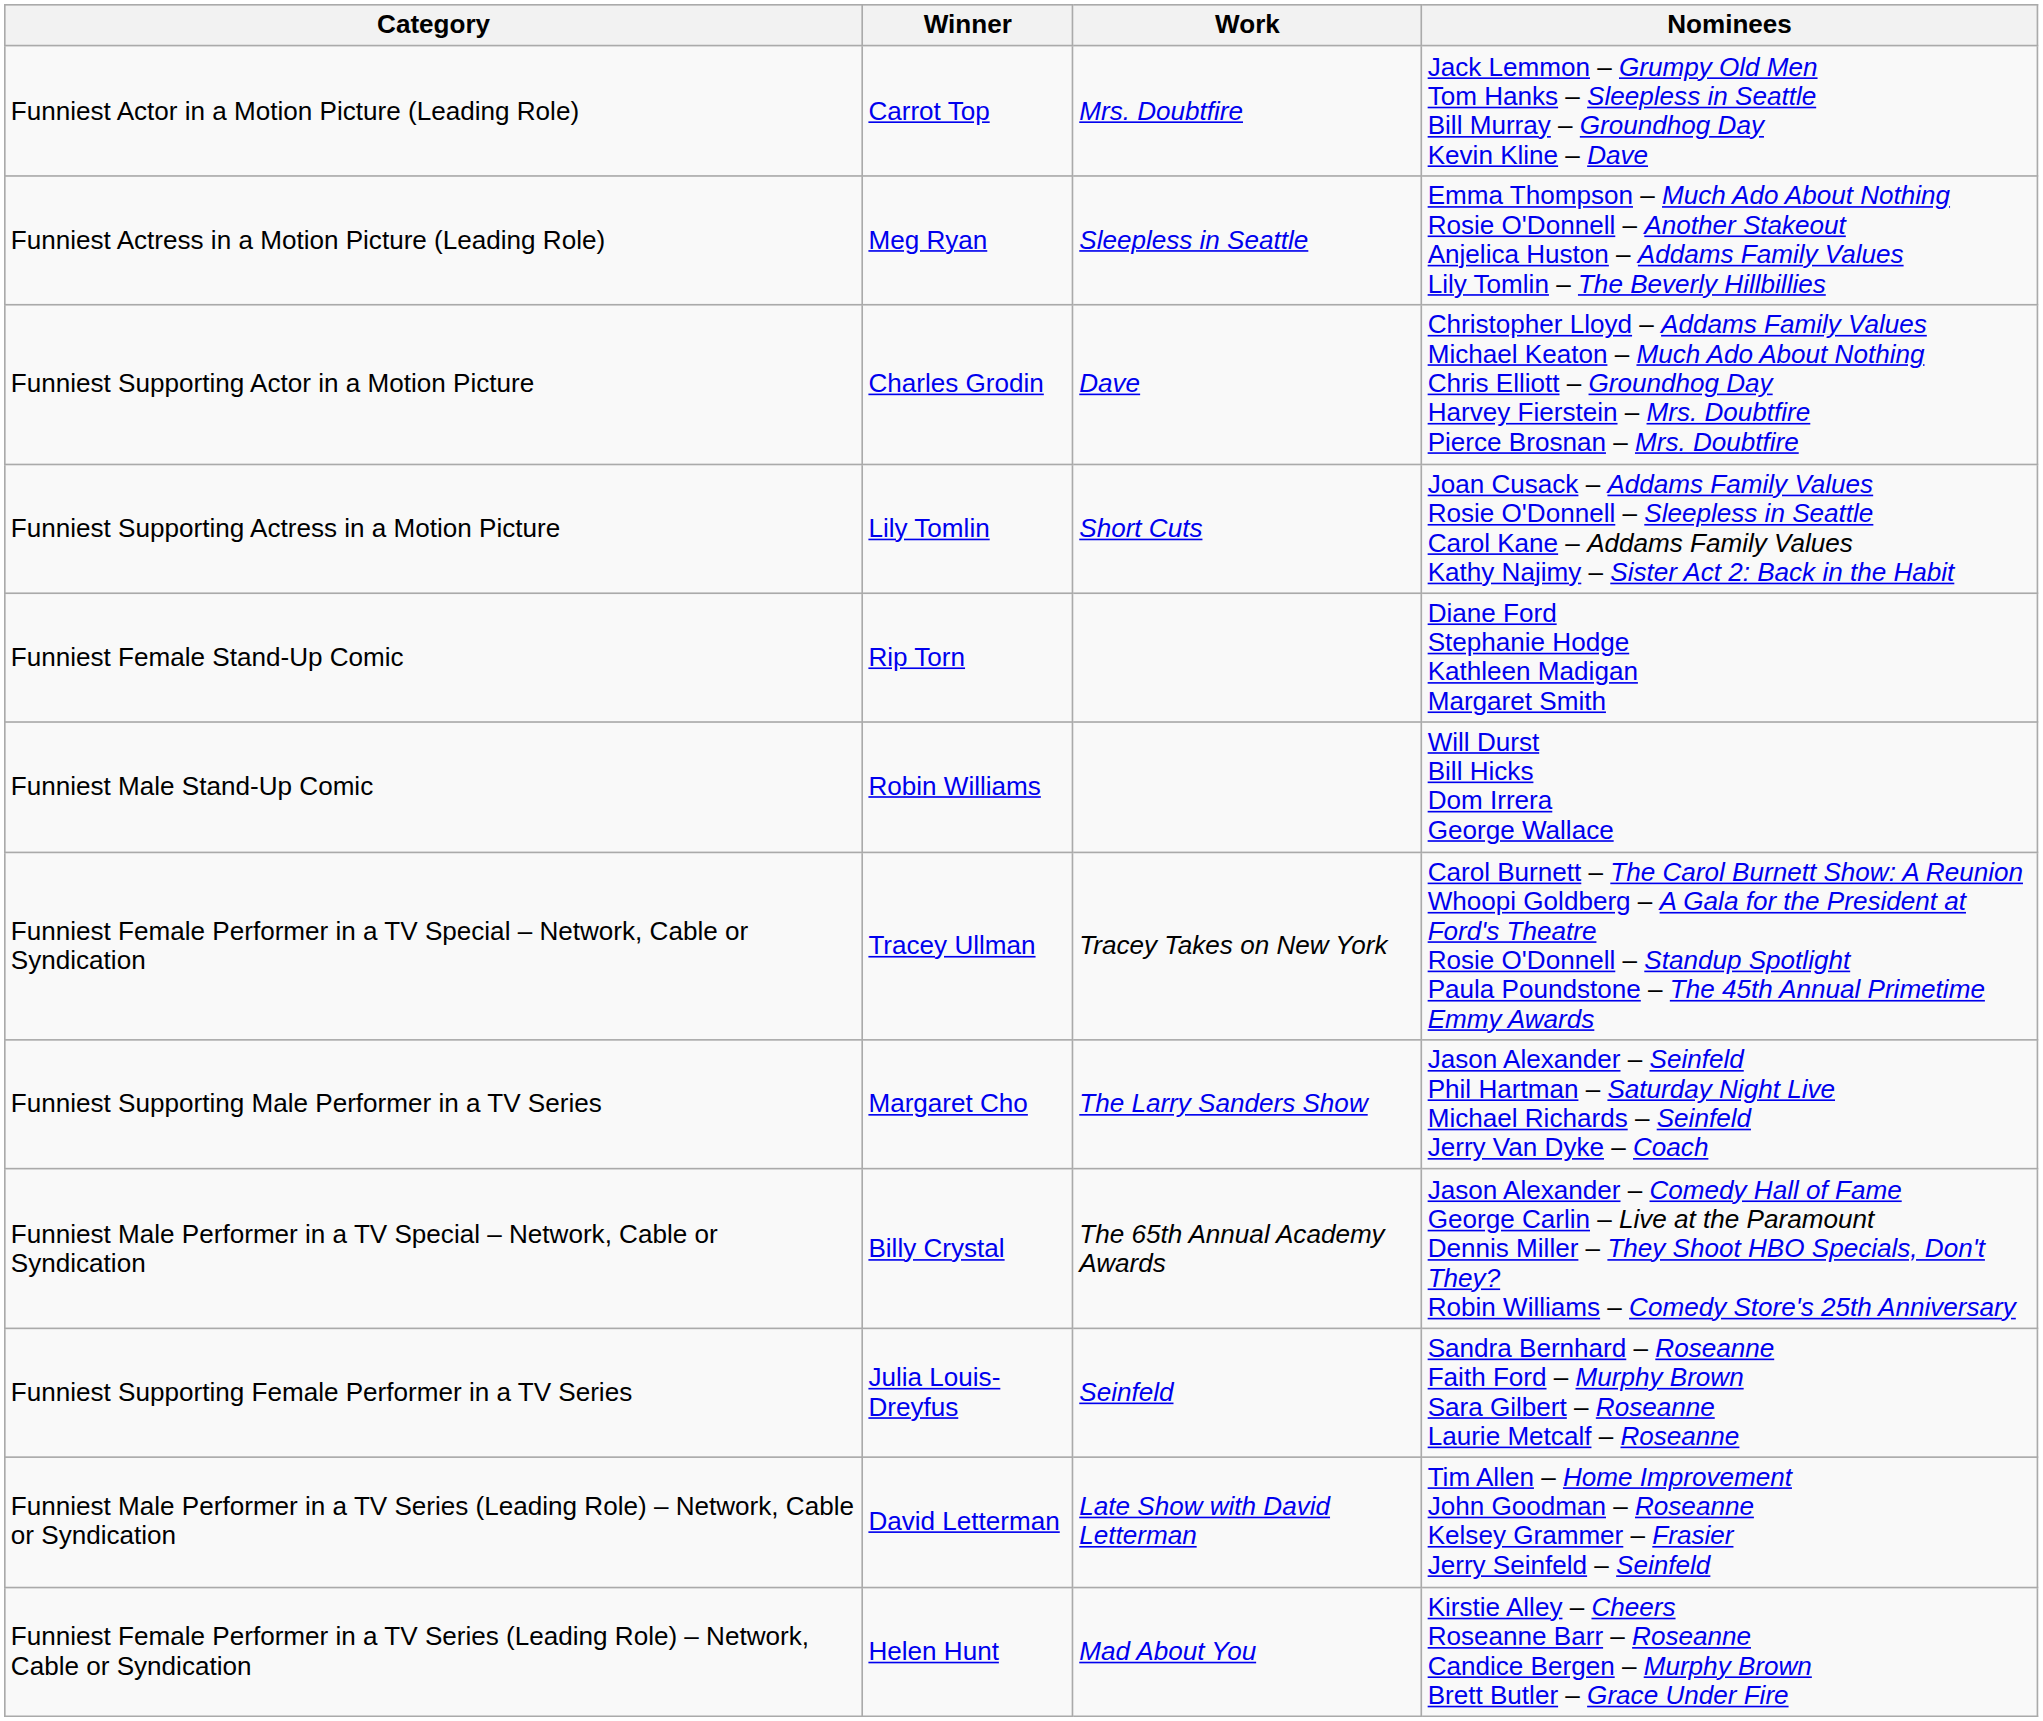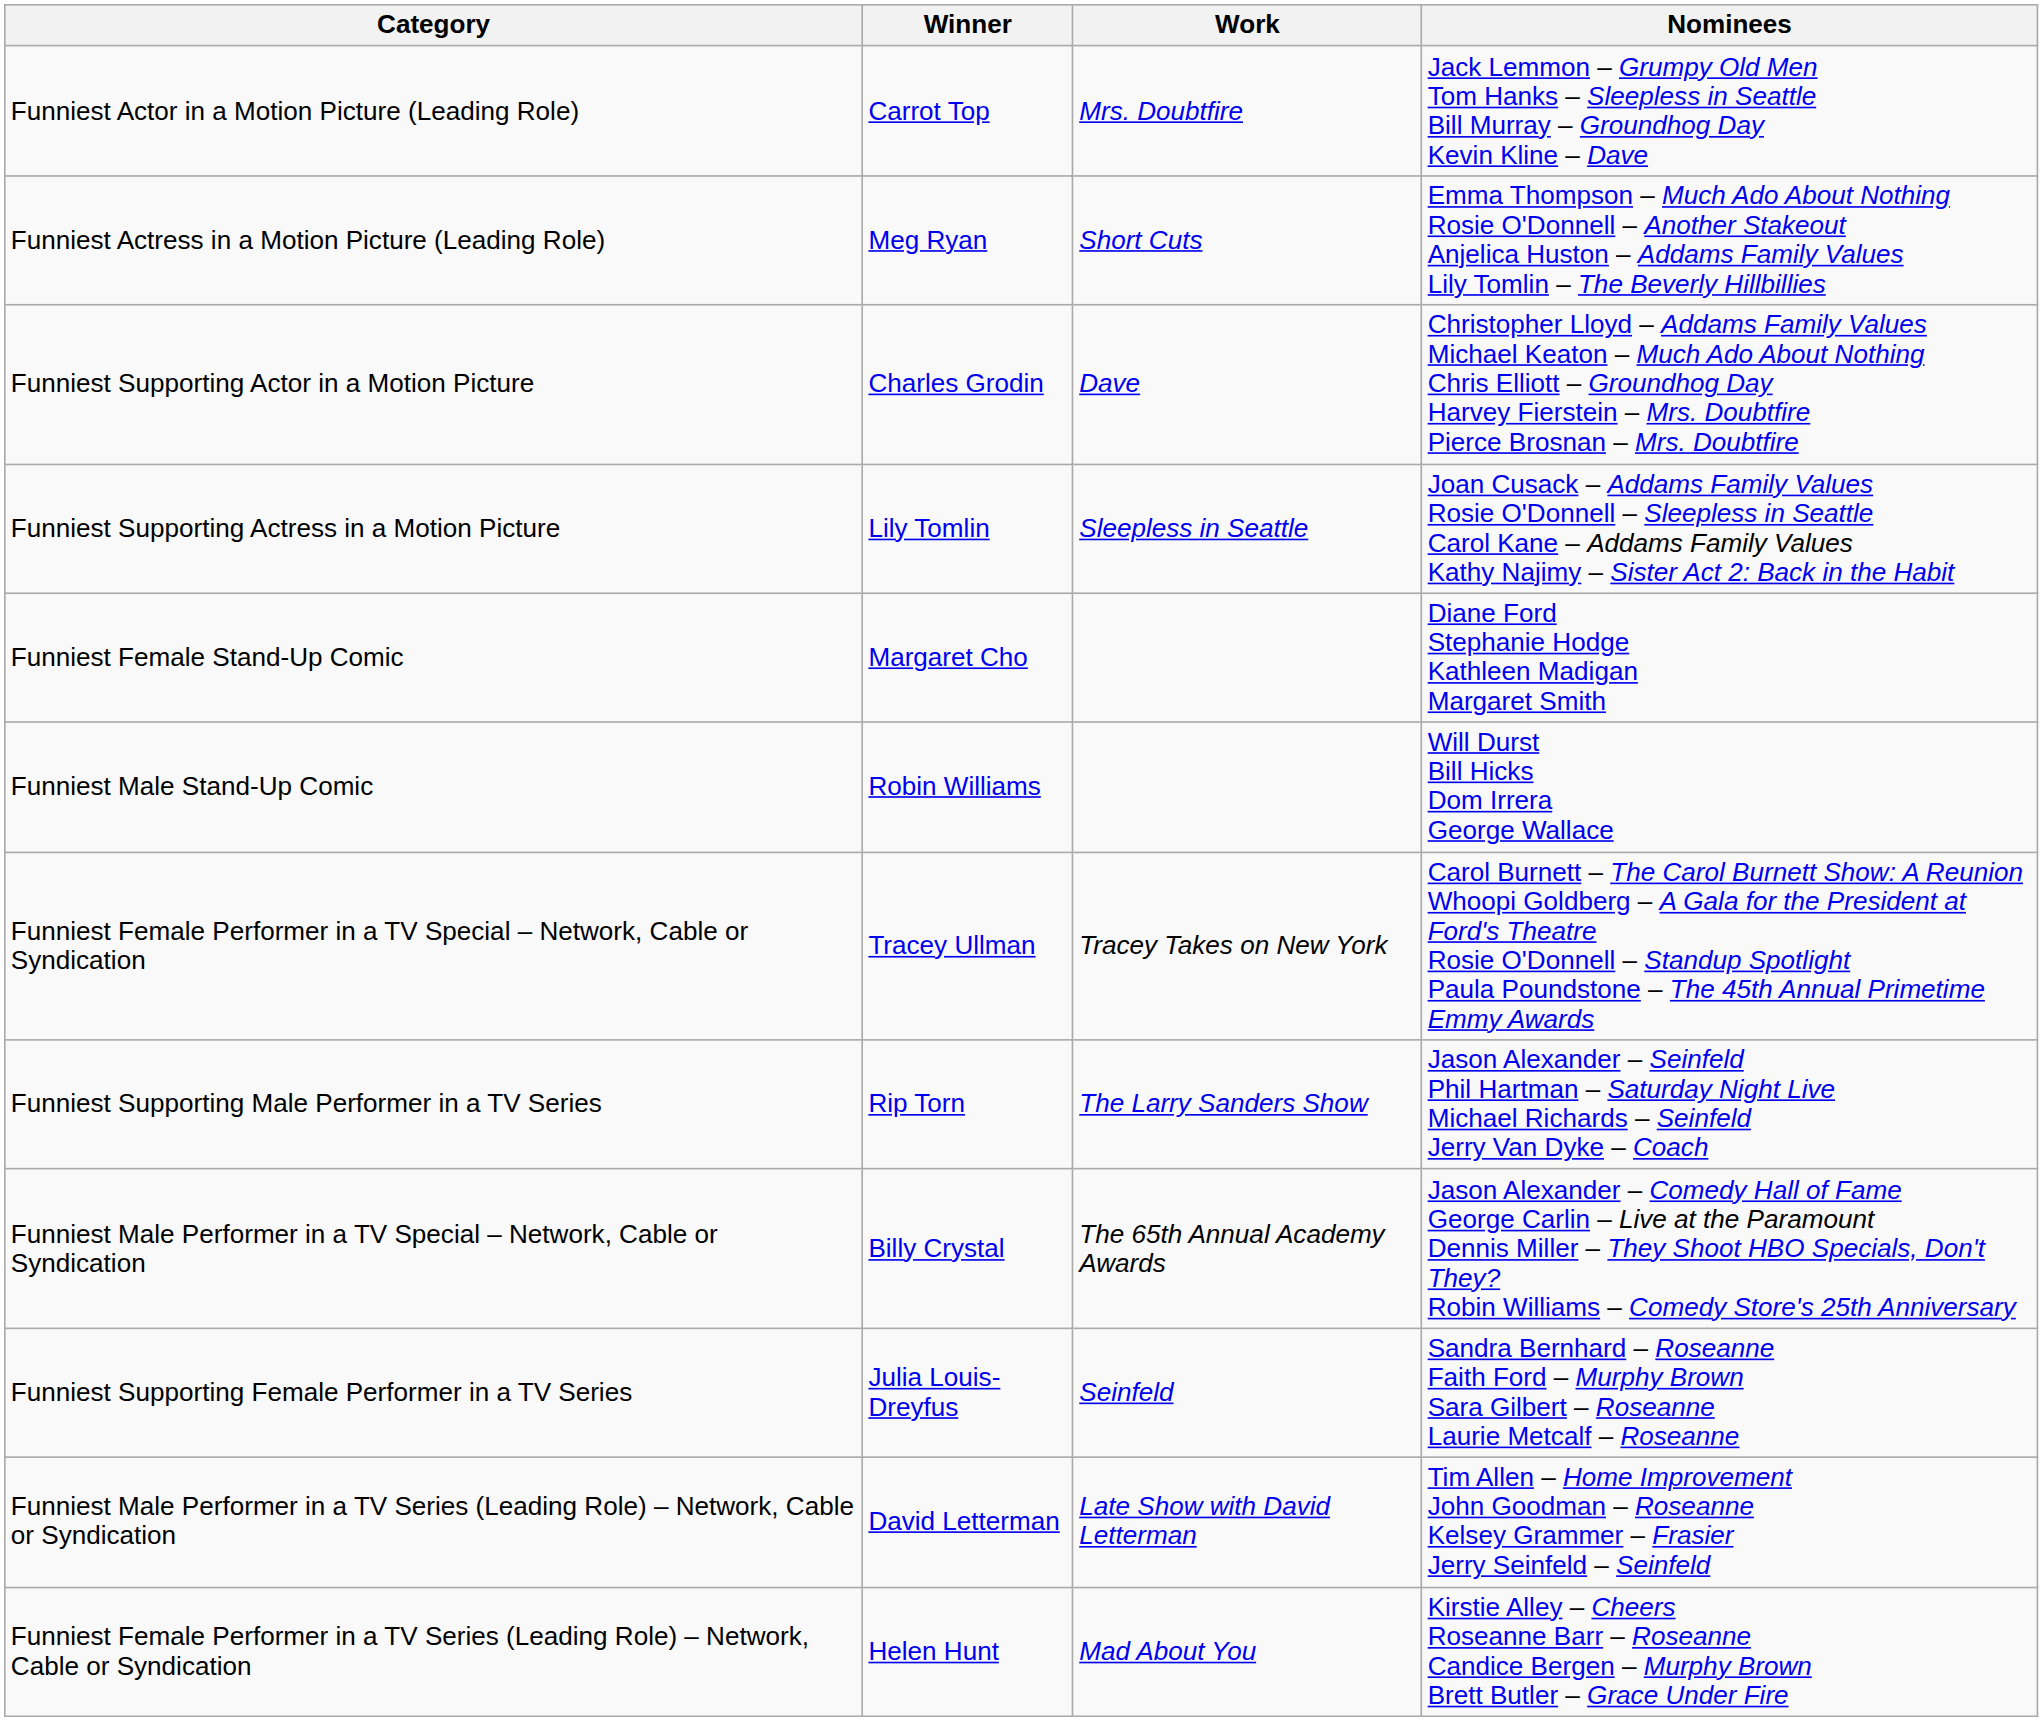(1194, 239) Sleepless in Seattle -> (1141, 239) Short Cuts
(1141, 528) Short Cuts -> (1194, 528) Sleepless in Seattle
(917, 657) Rip Torn -> (948, 657) Margaret Cho
(948, 1104) Margaret Cho -> (917, 1104) Rip Torn
